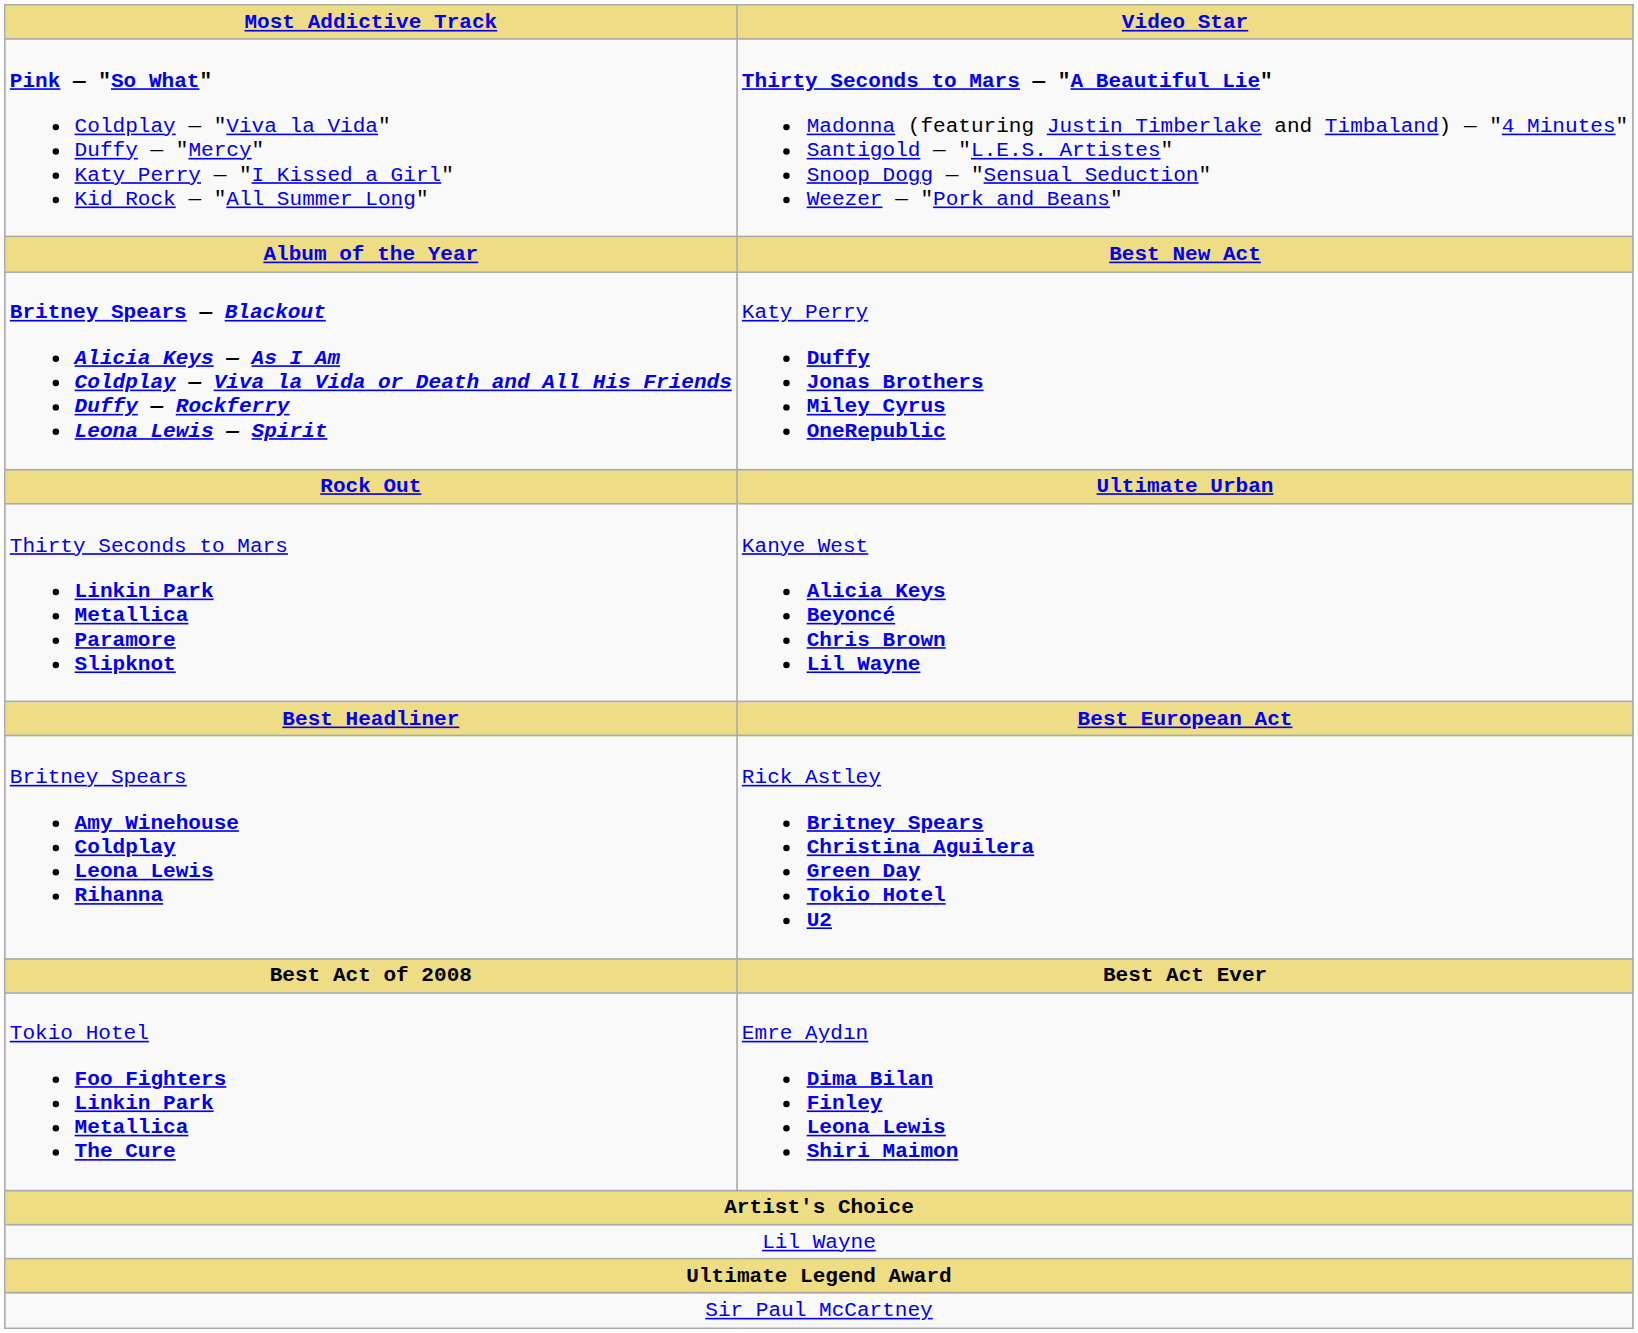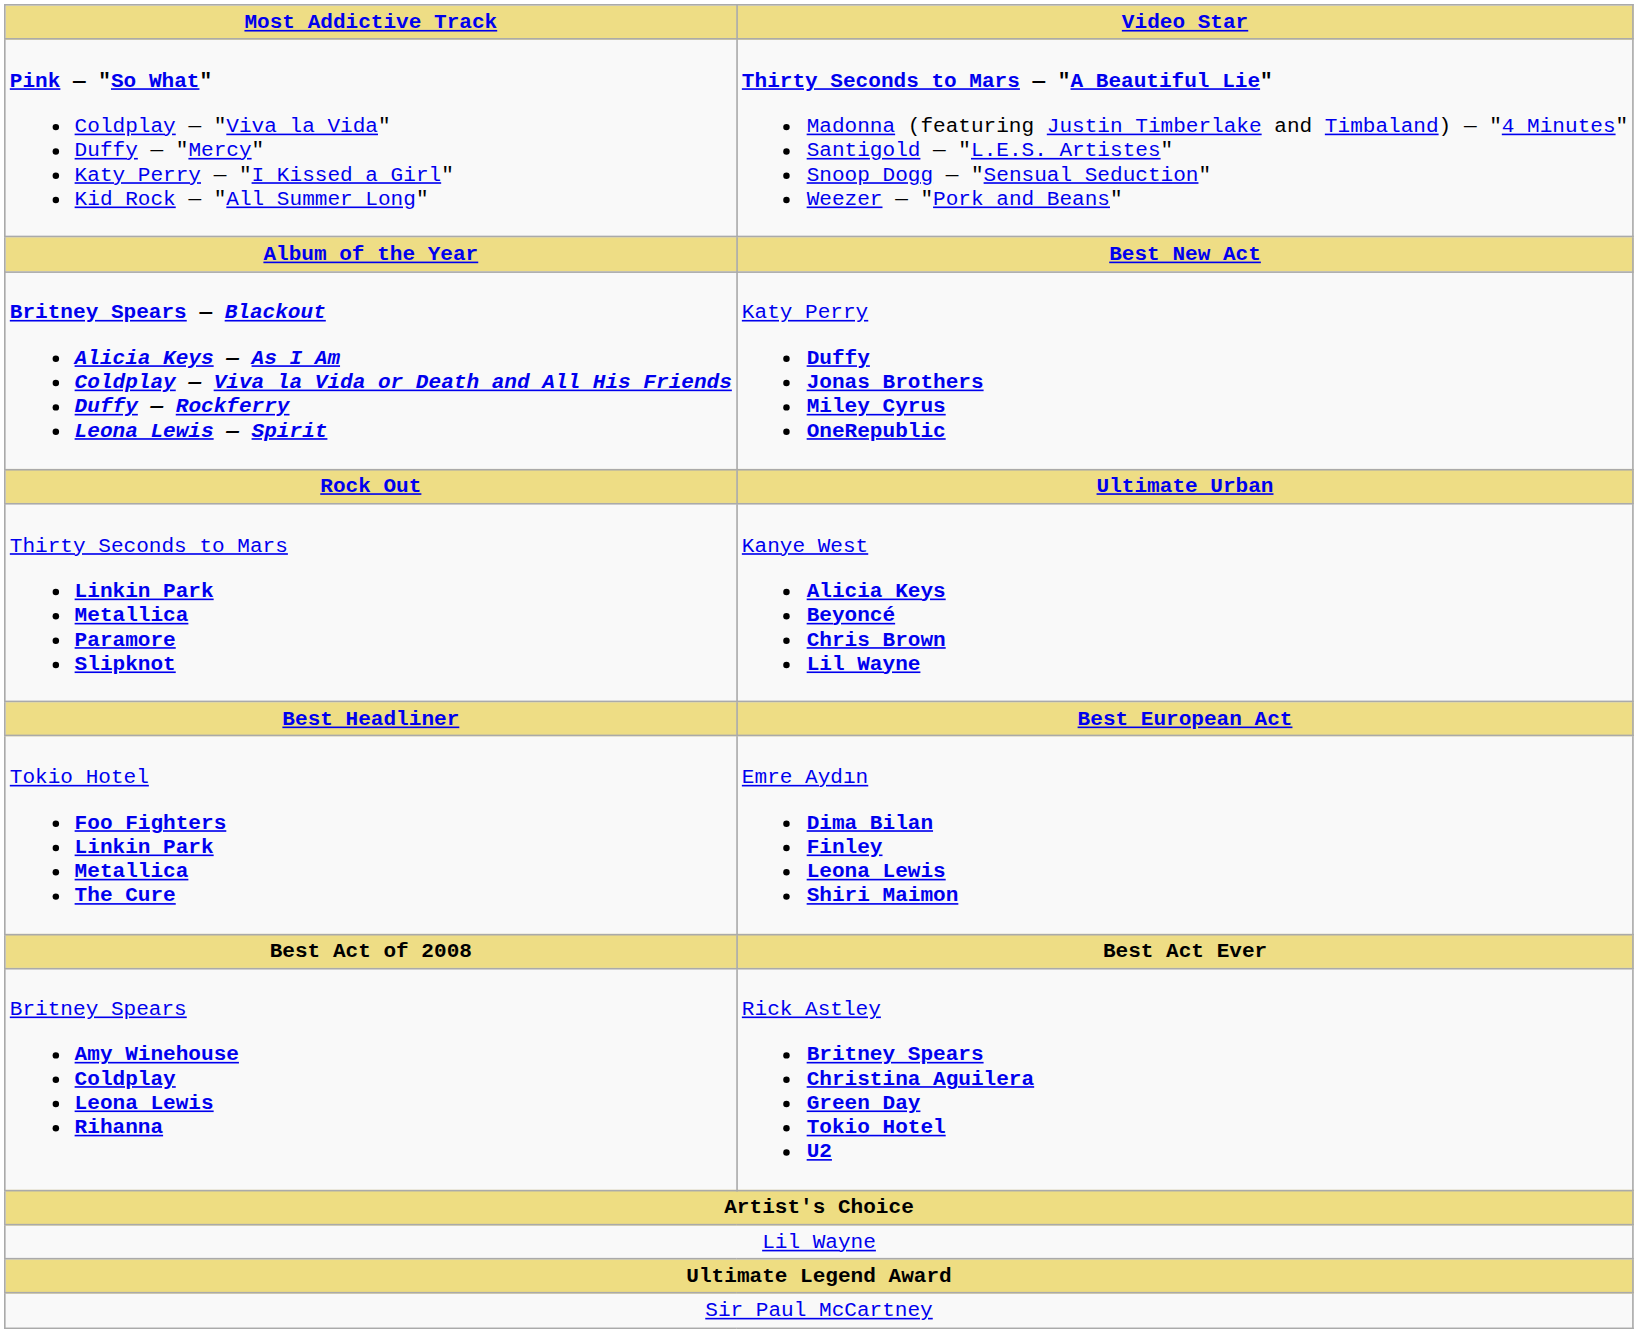rows swapped: (371, 1093) <-> (371, 837)
